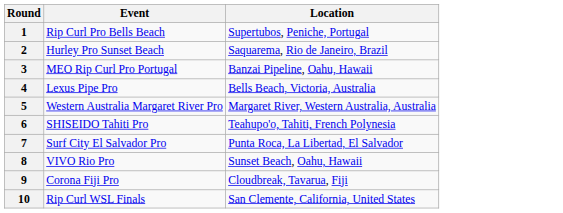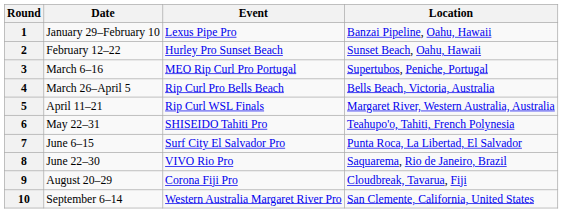+ column: (103, 13)
(106, 32) Rip Curl Pro Bells Beach -> (201, 32) Lexus Pipe Pro
(299, 32) Supertubos, Peniche, Portugal -> (419, 32) Banzai Pipeline, Oahu, Hawaii
(308, 50) Saquarema, Rio de Janeiro, Brazil -> (414, 50) Sunset Beach, Oahu, Hawaii
(300, 69) Banzai Pipeline, Oahu, Hawaii -> (417, 69) Supertubos, Peniche, Portugal
(82, 87) Lexus Pipe Pro -> (224, 87) Rip Curl Pro Bells Beach
(134, 106) Western Australia Margaret River Pro -> (215, 106) Rip Curl WSL Finals
(295, 161) Sunset Beach, Oahu, Hawaii -> (427, 161) Saquarema, Rio de Janeiro, Brazil
(96, 198) Rip Curl WSL Finals -> (253, 198) Western Australia Margaret River Pro
